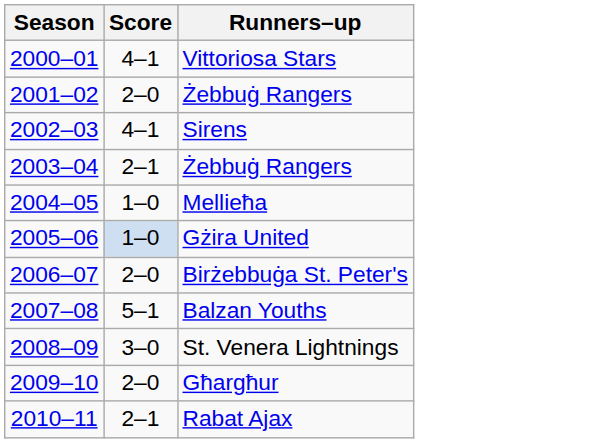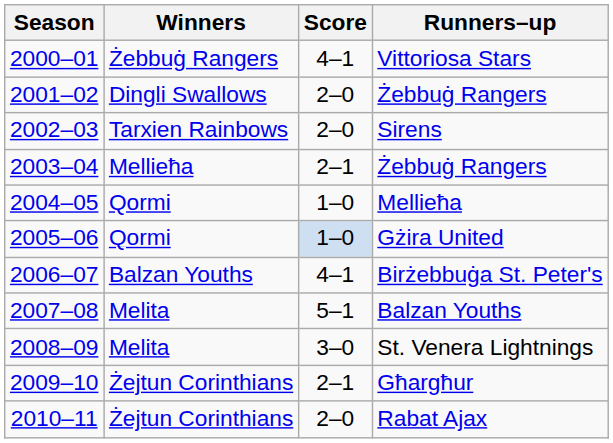+ column: (201, 22)
(140, 130) 4–1 -> (335, 130) 2–0
(140, 274) 2–0 -> (335, 274) 4–1
(140, 382) 2–0 -> (335, 382) 2–1
(140, 418) 2–1 -> (335, 418) 2–0
